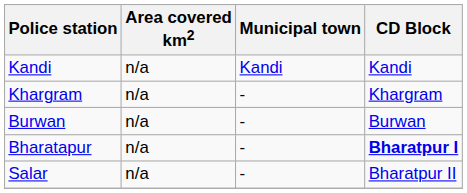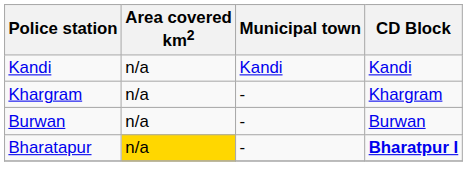(137, 147) no background -> (137, 147) gold background
- row: (28, 174)
